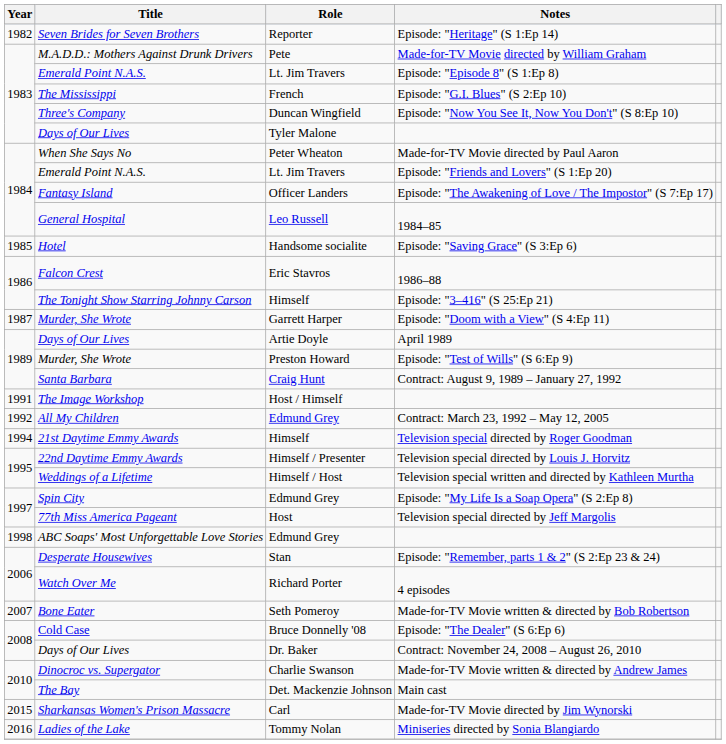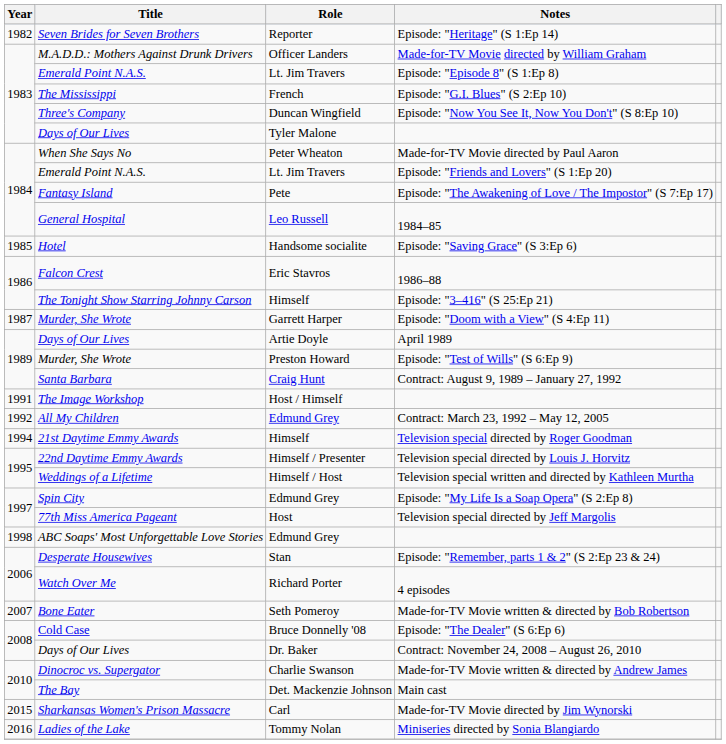(280, 53) Pete -> (308, 53) Officer Landers
(308, 192) Officer Landers -> (280, 192) Pete
